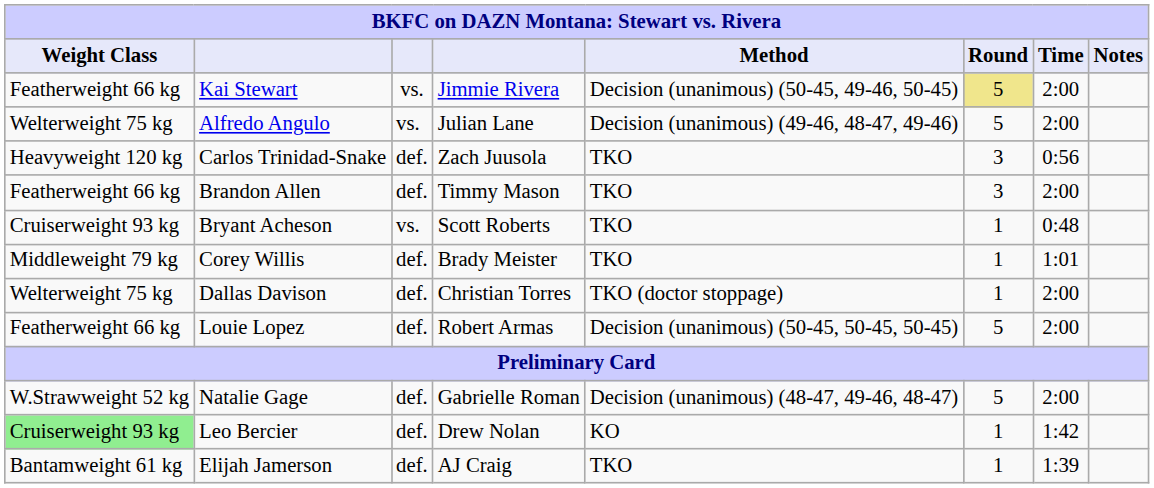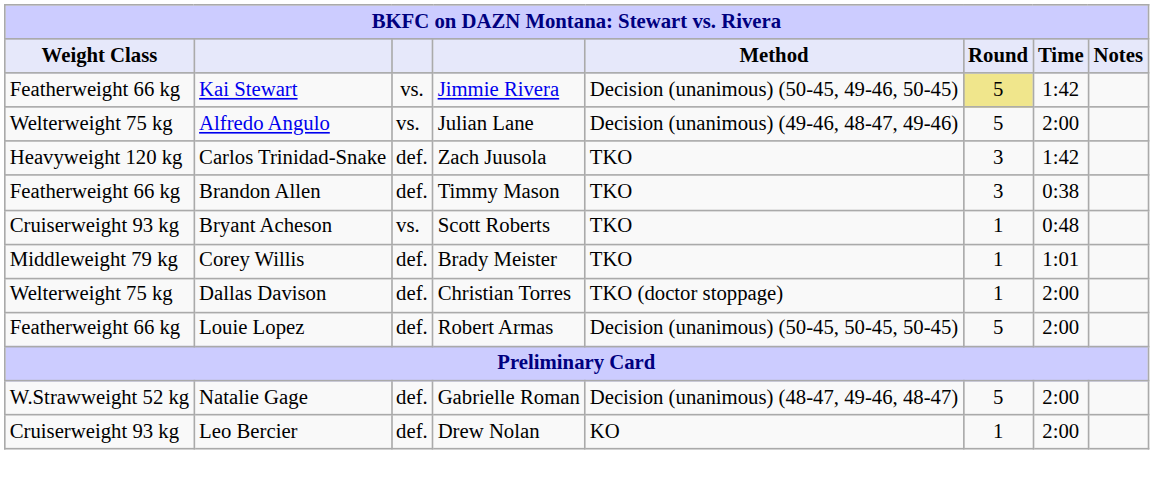(1061, 89) 2:00 -> (1061, 89) 1:42
(1061, 158) 0:56 -> (1061, 158) 1:42
(1061, 192) 2:00 -> (1061, 192) 0:38
(94, 431) lightgreen background -> (94, 431) no background
(1061, 431) 1:42 -> (1061, 431) 2:00
- row: (266, 465)
